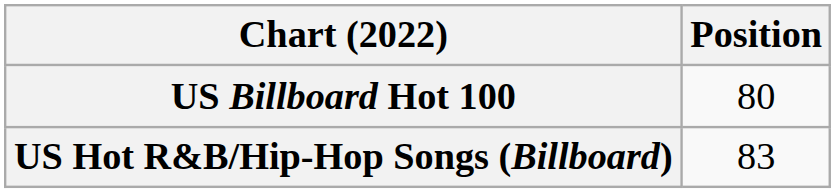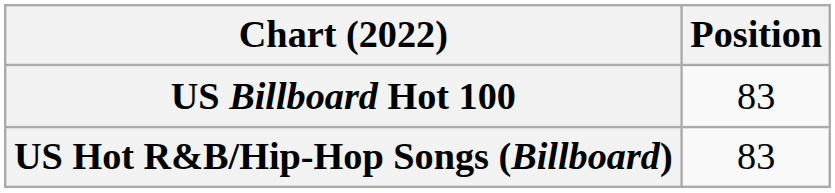(756, 95) 80 -> (756, 95) 83
